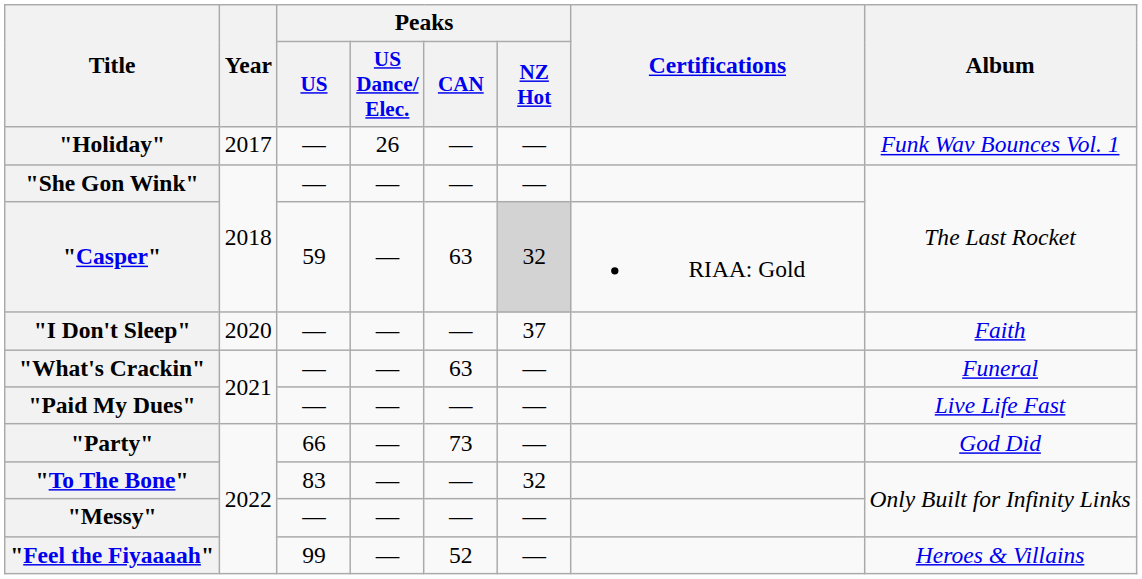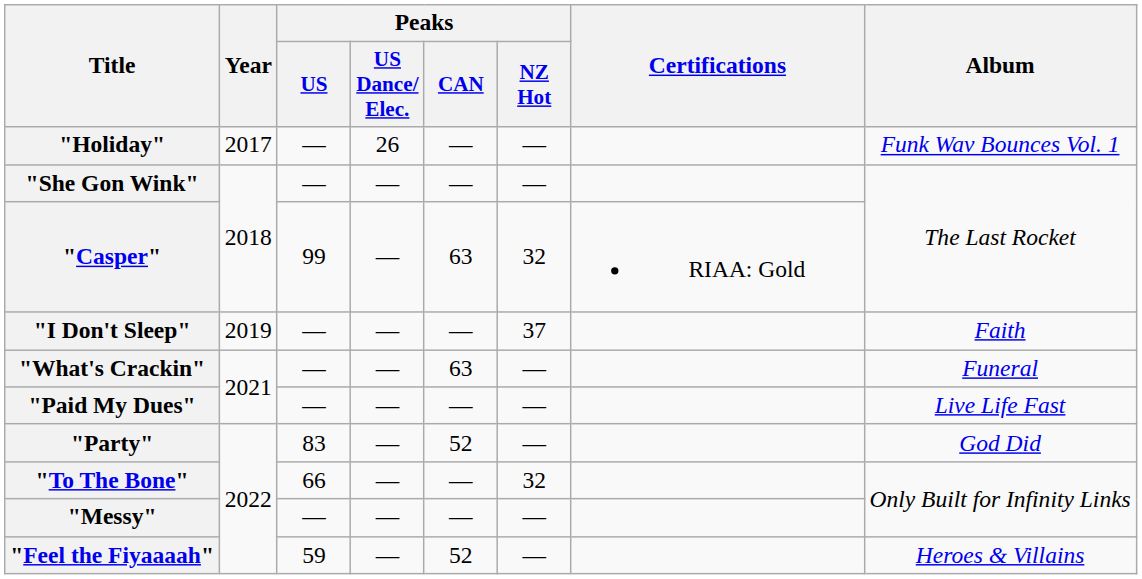(314, 256) 59 -> (314, 256) 99
(534, 256) lightgrey background -> (534, 256) no background
(248, 330) 2020 -> (248, 330) 2019
(314, 442) 66 -> (314, 442) 83
(461, 442) 73 -> (461, 442) 52
(314, 479) 83 -> (314, 479) 66
(314, 554) 99 -> (314, 554) 59
